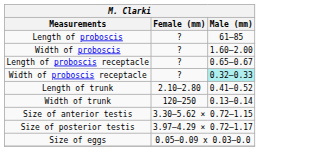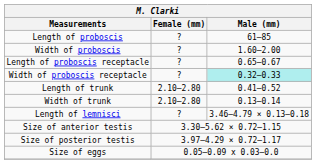(179, 101) 120–250 -> (179, 101) 2.10–2.80
+ row: (78, 113)
